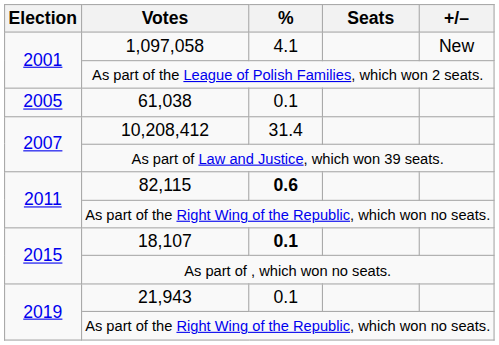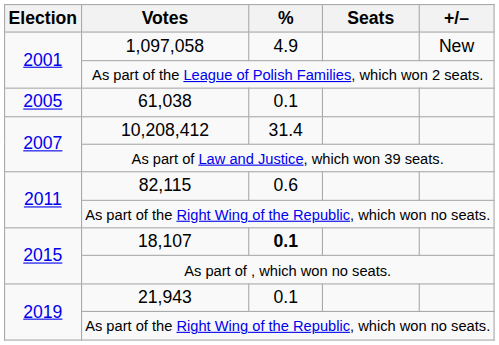(286, 46) 4.1 -> (286, 46) 4.9
(286, 185) bold -> (286, 185) normal
